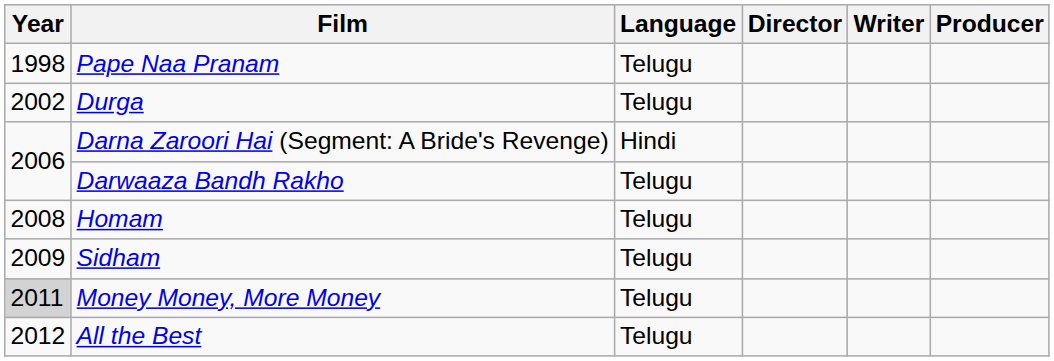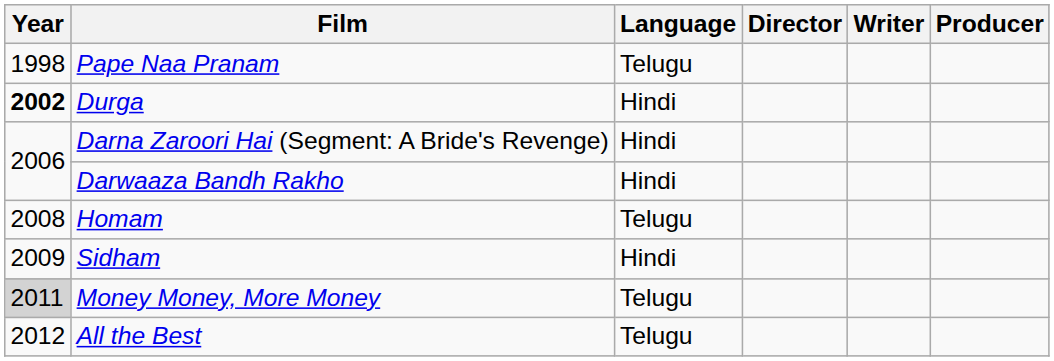(38, 102) normal -> (38, 102) bold
(656, 102) Telugu -> (648, 102) Hindi
(656, 180) Telugu -> (648, 180) Hindi
(656, 258) Telugu -> (648, 258) Hindi
